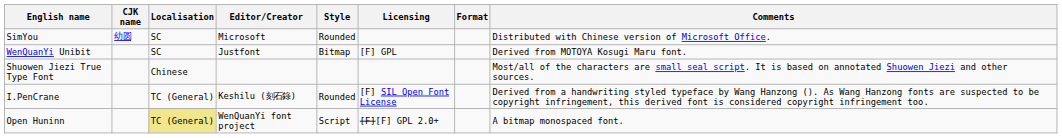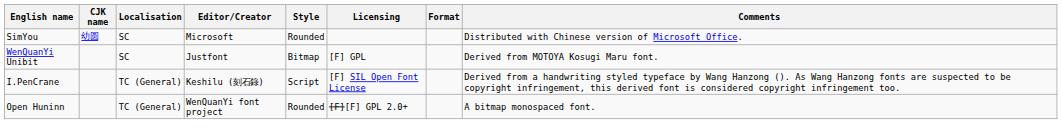- row: (54, 72)
(337, 97) Rounded -> (304, 82) Script
(182, 121) khaki background -> (150, 107) no background
(334, 121) Script -> (306, 107) Rounded
